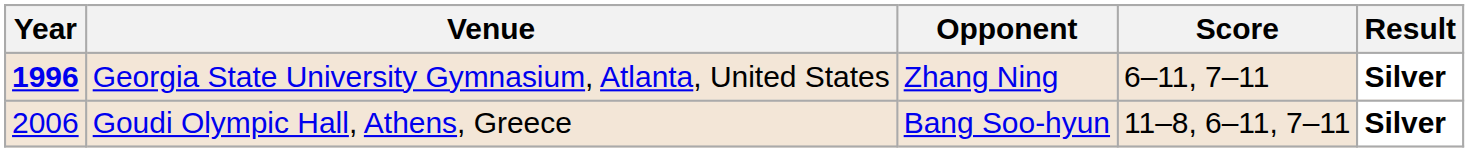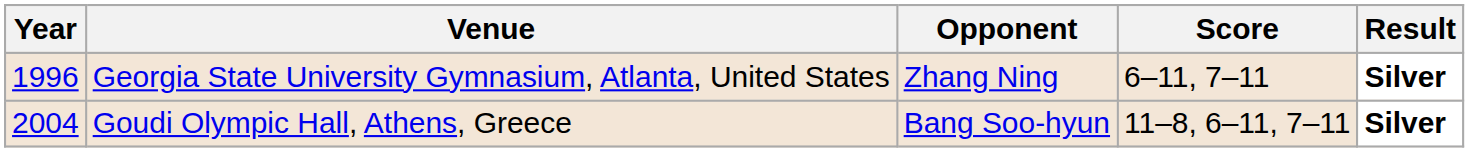(45, 76) bold -> (45, 76) normal
(45, 124) 2006 -> (45, 124) 2004
